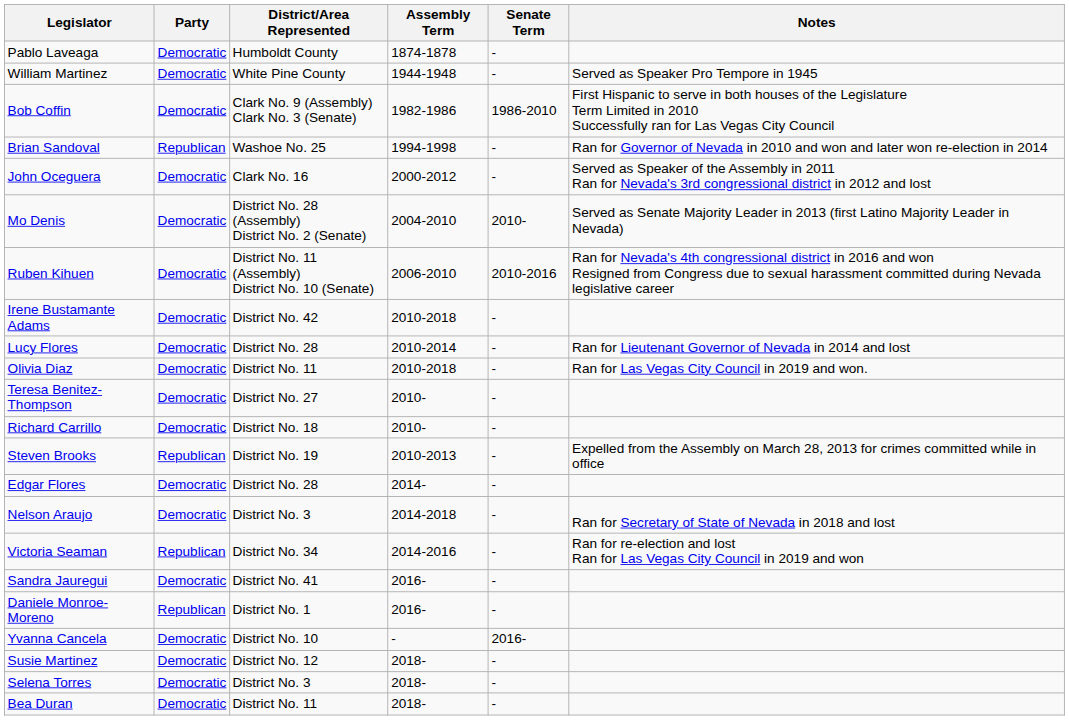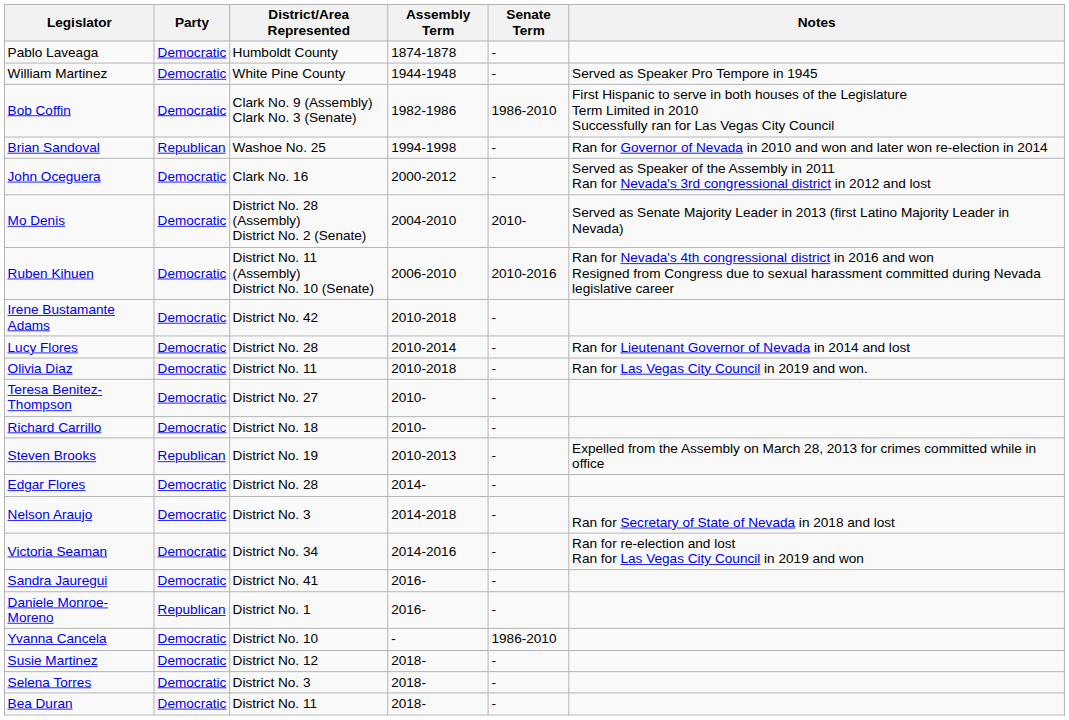(192, 551) Republican -> (192, 551) Democratic
(509, 639) 2016- -> (524, 639) 1986-2010
